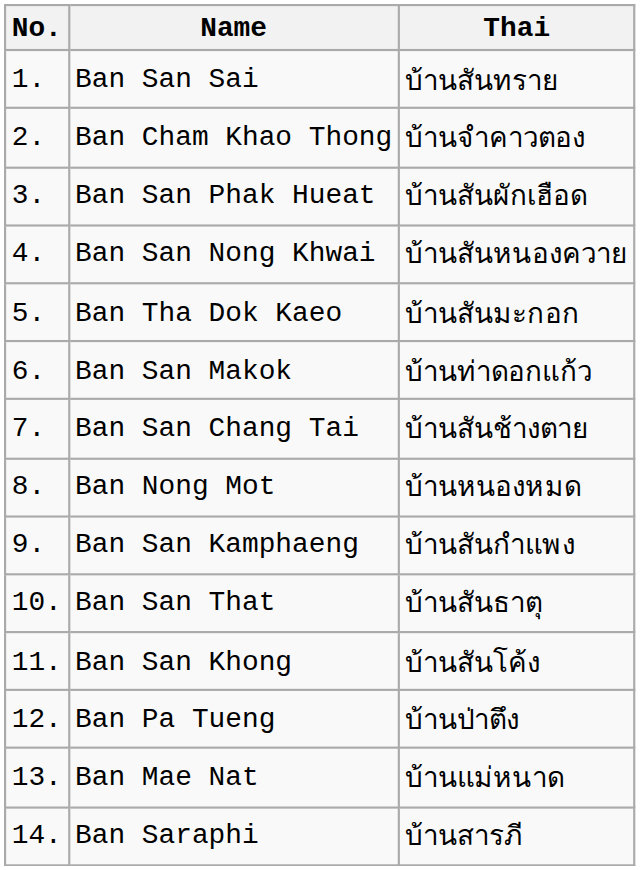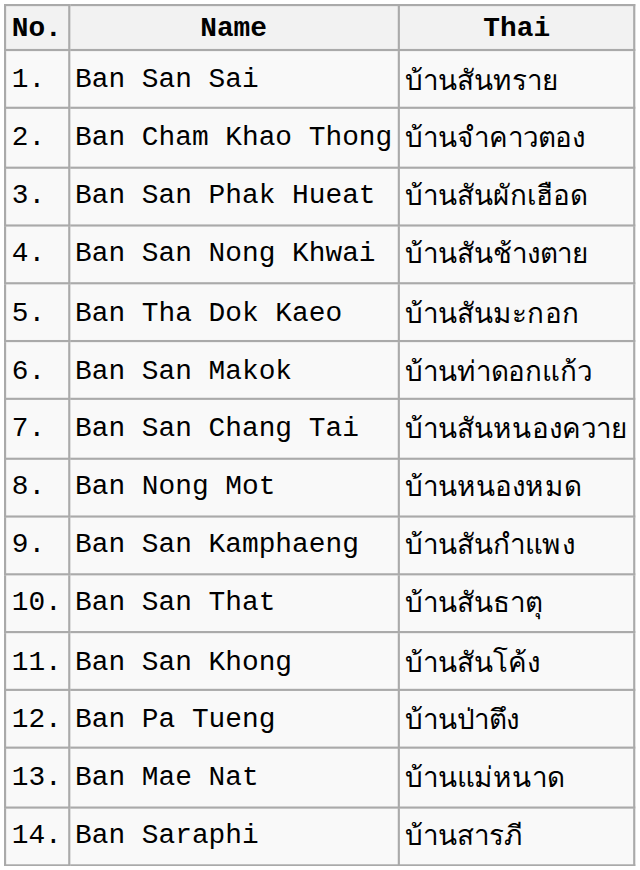(517, 256) บ้านสันหนองควาย -> (498, 256) บ้านสันช้างตาย
(498, 431) บ้านสันช้างตาย -> (517, 431) บ้านสันหนองควาย
